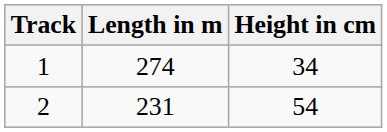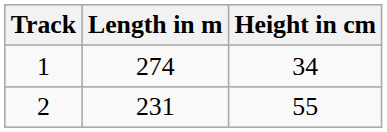(305, 106) 54 -> (305, 106) 55
